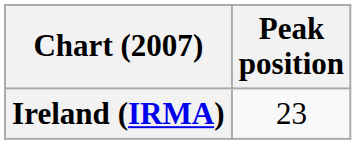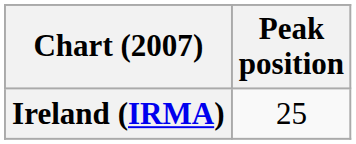(291, 113) 23 -> (291, 113) 25
